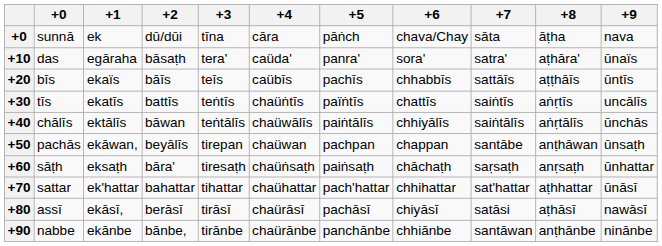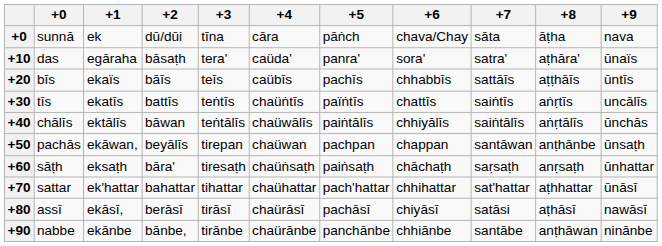(499, 144) santābe -> (503, 144) santāwan
(568, 144) anṭhāwan -> (567, 144) anṭhānbe
(503, 230) santāwan -> (499, 230) santābe
(567, 230) anṭhānbe -> (568, 230) anṭhāwan
